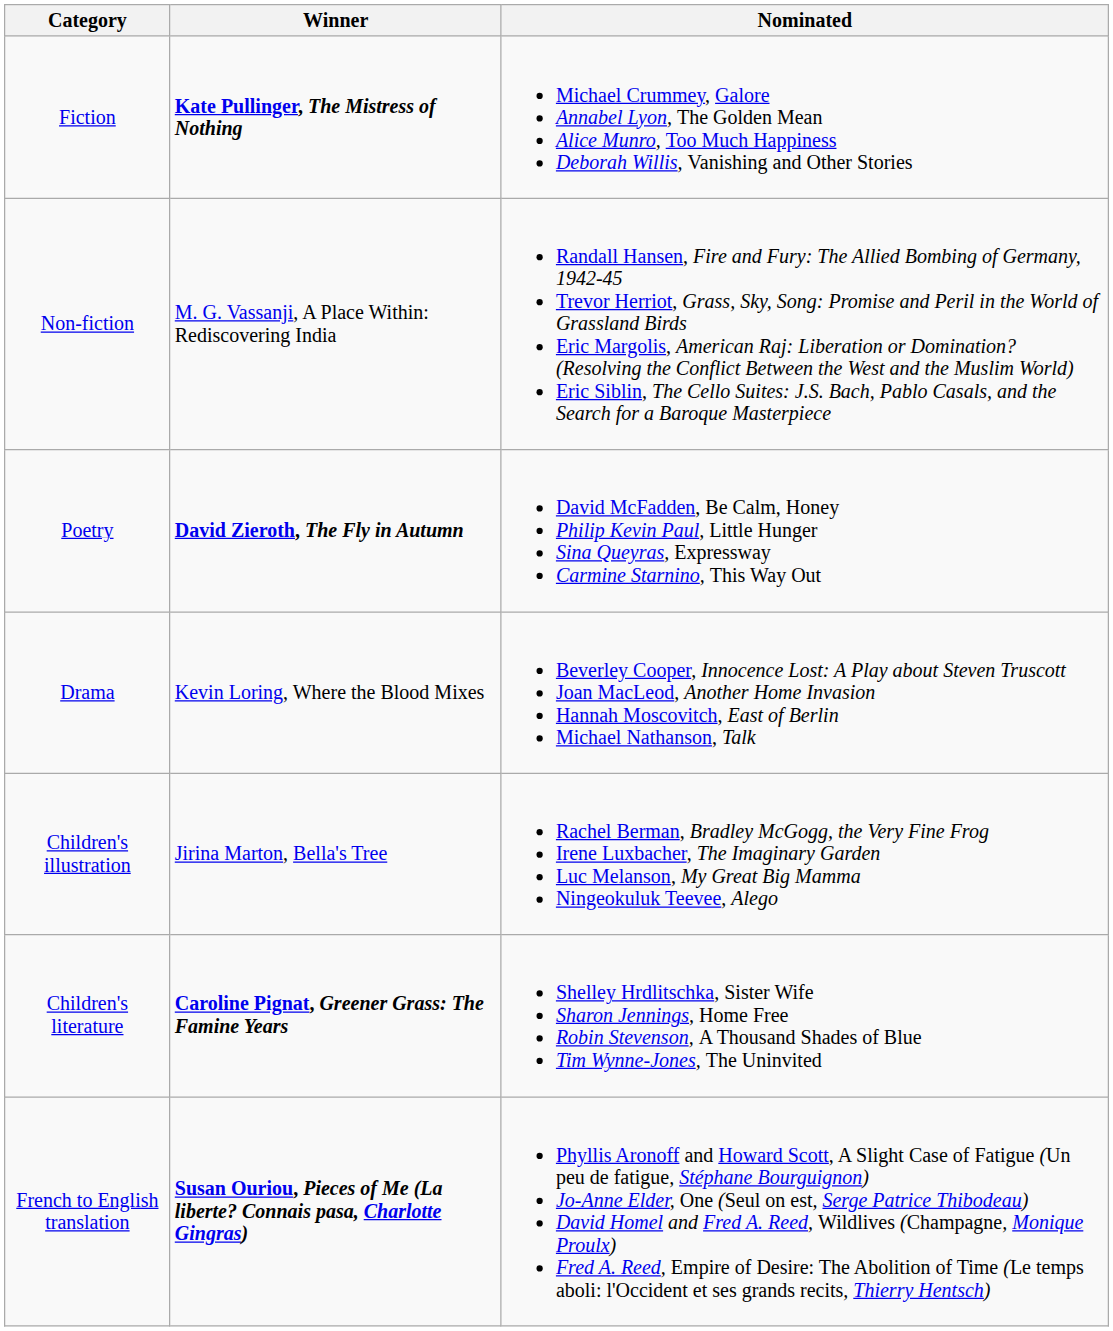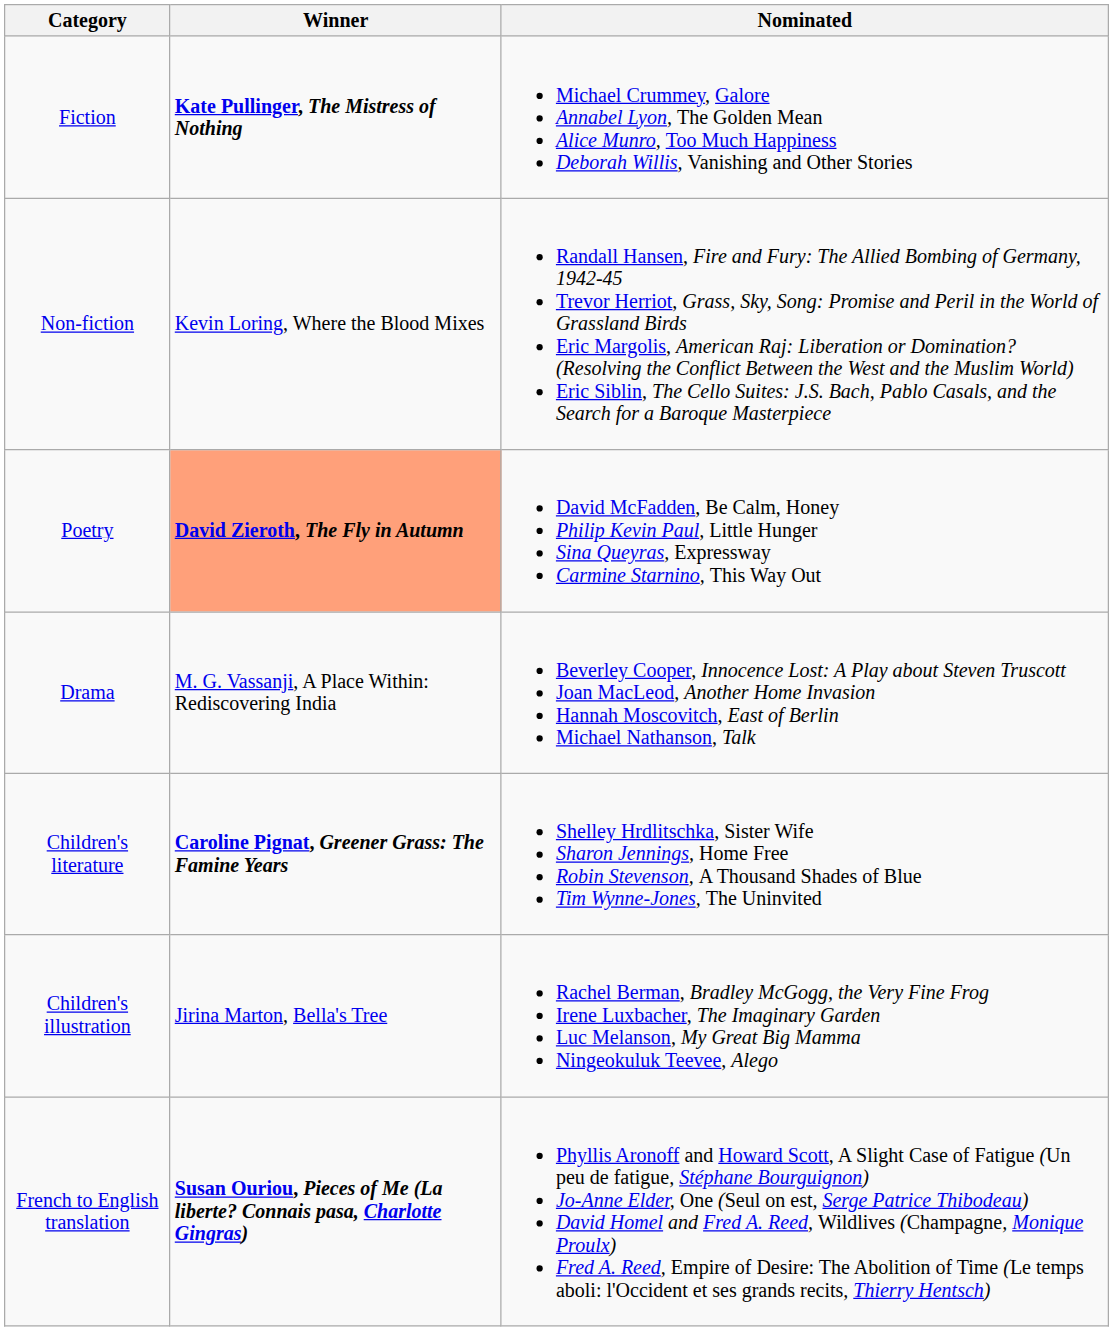(302, 323) M. G. Vassanji, A Place Within: Rediscovering India -> (330, 323) Kevin Loring, Where the Blood Mixes
(319, 530) no background -> (319, 530) lightsalmon background
(330, 692) Kevin Loring, Where the Blood Mixes -> (302, 692) M. G. Vassanji, A Place Within: Rediscovering India
rows swapped: (87, 1015) <-> (87, 853)
